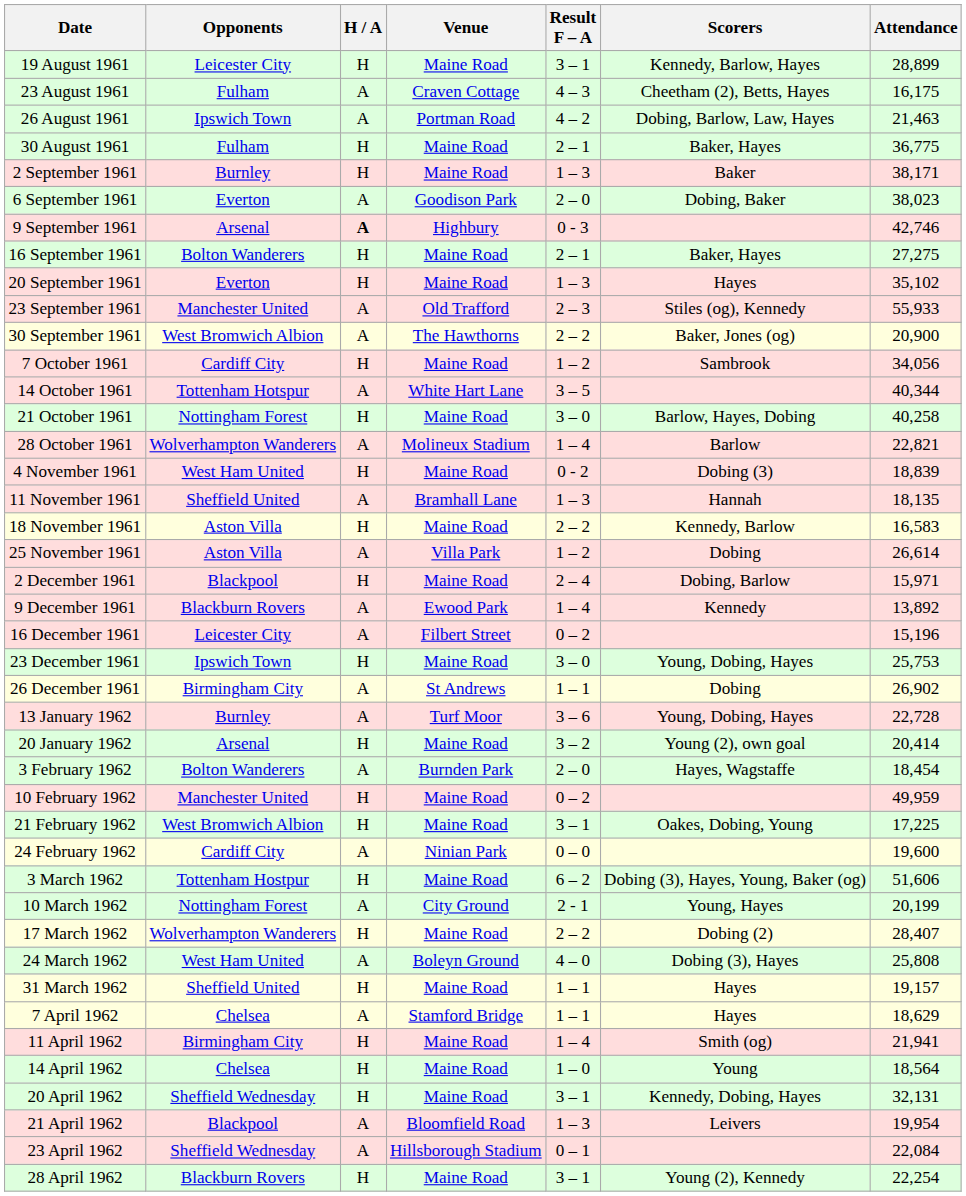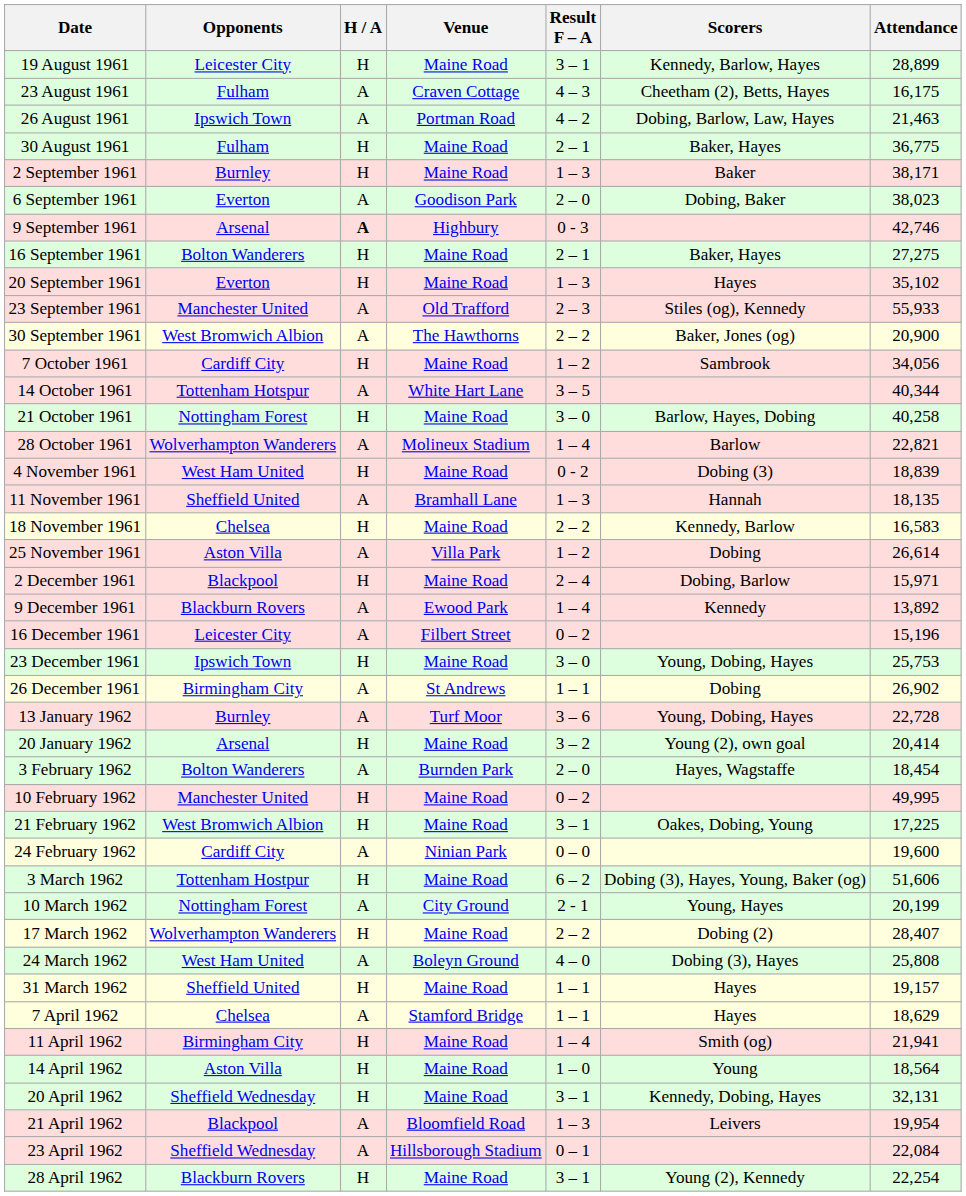(243, 526) Aston Villa -> (243, 526) Chelsea
(916, 797) 49,959 -> (916, 797) 49,995
(243, 1069) Chelsea -> (243, 1069) Aston Villa
